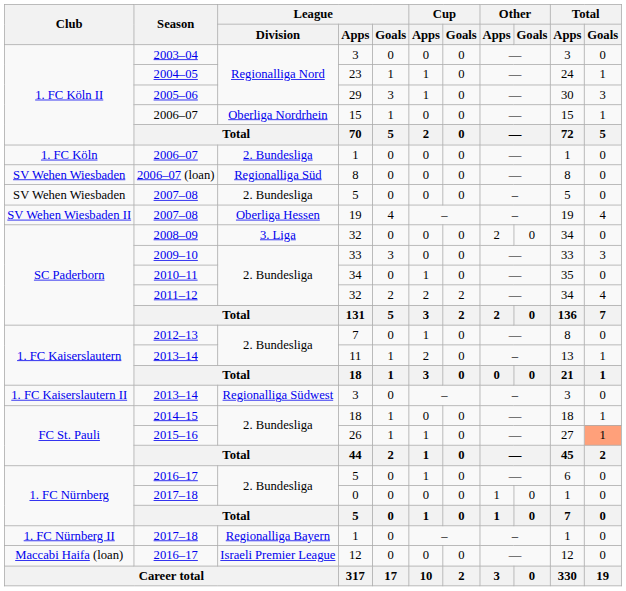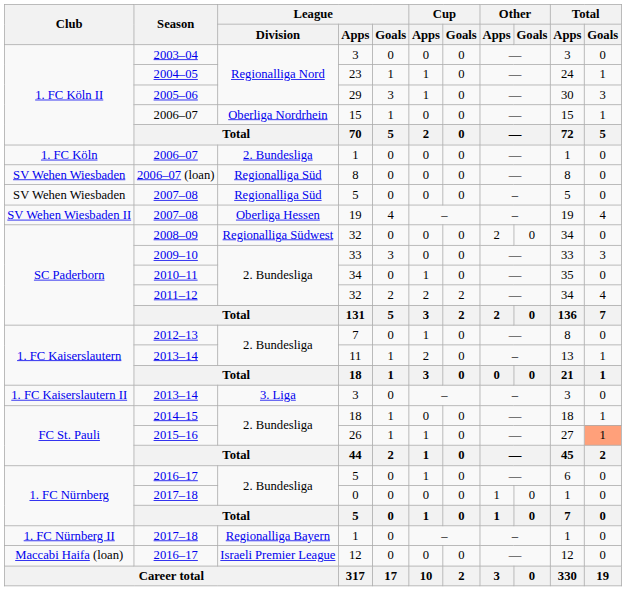(278, 194) 2. Bundesliga -> (278, 194) Regionalliga Süd
(278, 235) 3. Liga -> (278, 235) Regionalliga Südwest
(278, 395) Regionalliga Südwest -> (278, 395) 3. Liga
